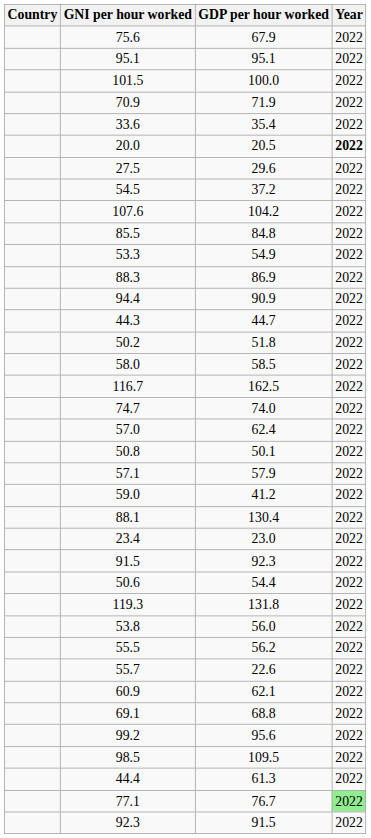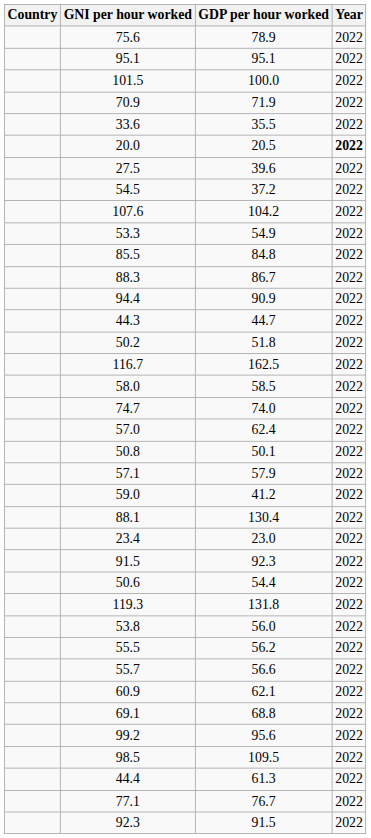(264, 37) 67.9 -> (264, 37) 78.9
(264, 124) 35.4 -> (264, 124) 35.5
(264, 168) 29.6 -> (264, 168) 39.6
rows swapped: (128, 255) <-> (128, 233)
(264, 277) 86.9 -> (264, 277) 86.7
rows swapped: (128, 386) <-> (128, 364)
(264, 670) 22.6 -> (264, 670) 56.6
(349, 801) lightgreen background -> (349, 801) no background
